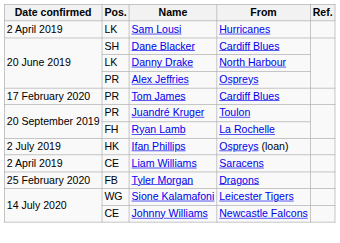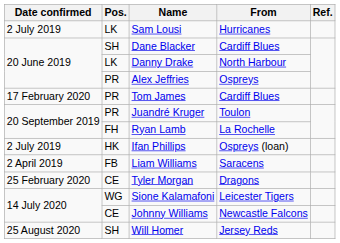(35, 29) 2 April 2019 -> (34, 29) 2 July 2019
(112, 163) CE -> (111, 163) FB
(111, 180) FB -> (112, 180) CE
+ row: (157, 230)
